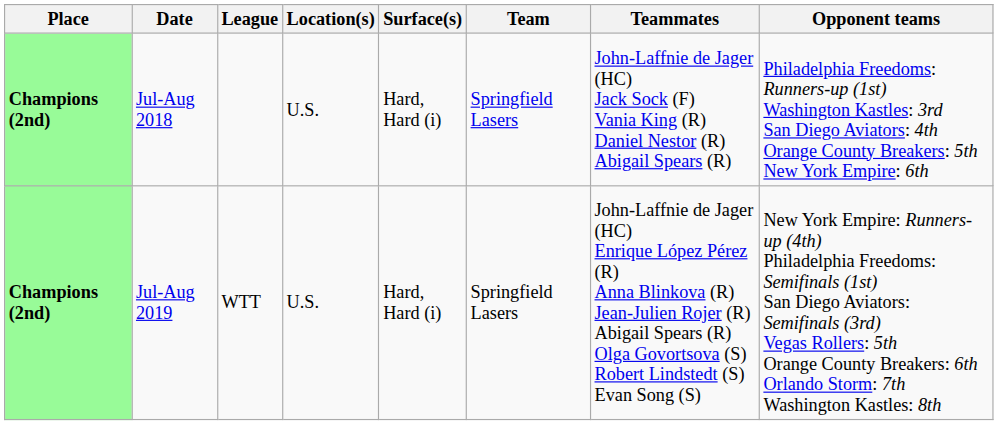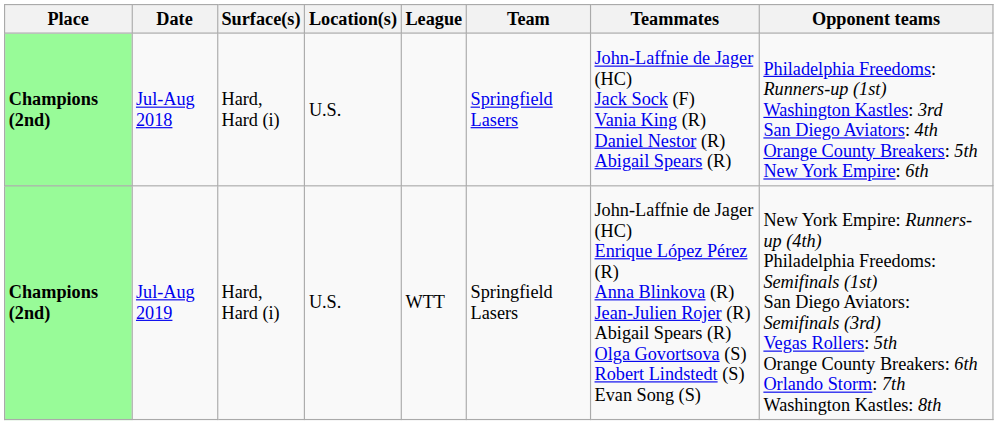columns swapped: (250, 18) <-> (423, 18)
